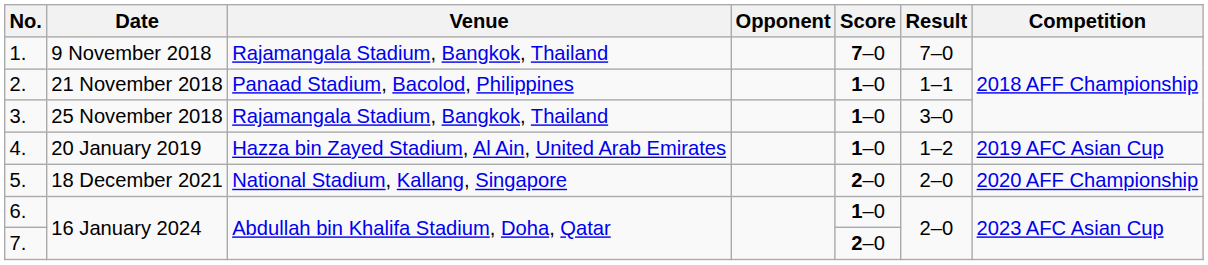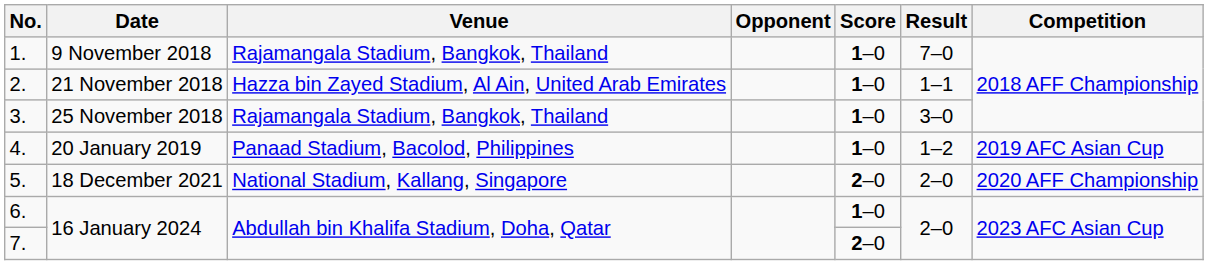(868, 53) 7–0 -> (868, 53) 1–0
(403, 85) Panaad Stadium, Bacolod, Philippines -> (479, 85) Hazza bin Zayed Stadium, Al Ain, United Arab Emirates
(479, 148) Hazza bin Zayed Stadium, Al Ain, United Arab Emirates -> (403, 148) Panaad Stadium, Bacolod, Philippines
